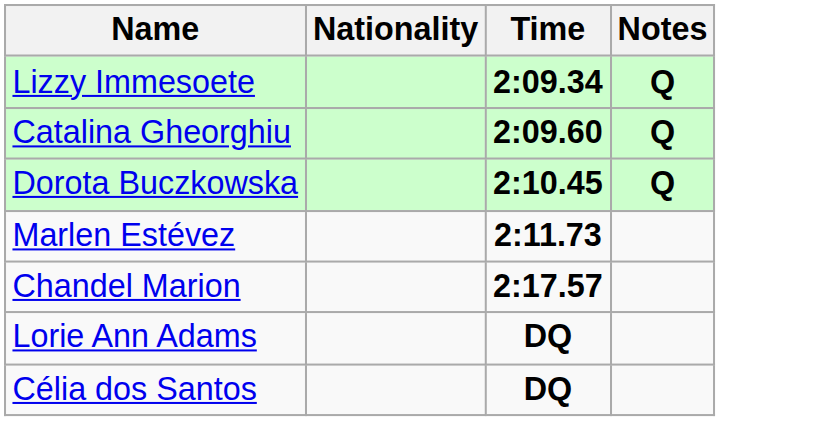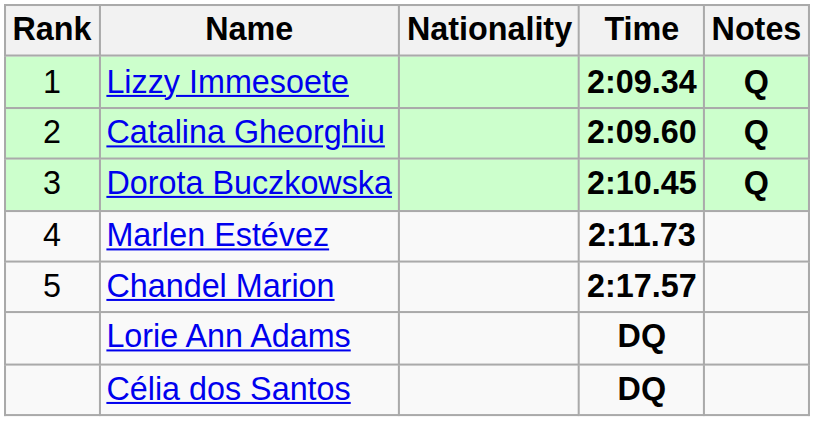+ column: (52, 30)
